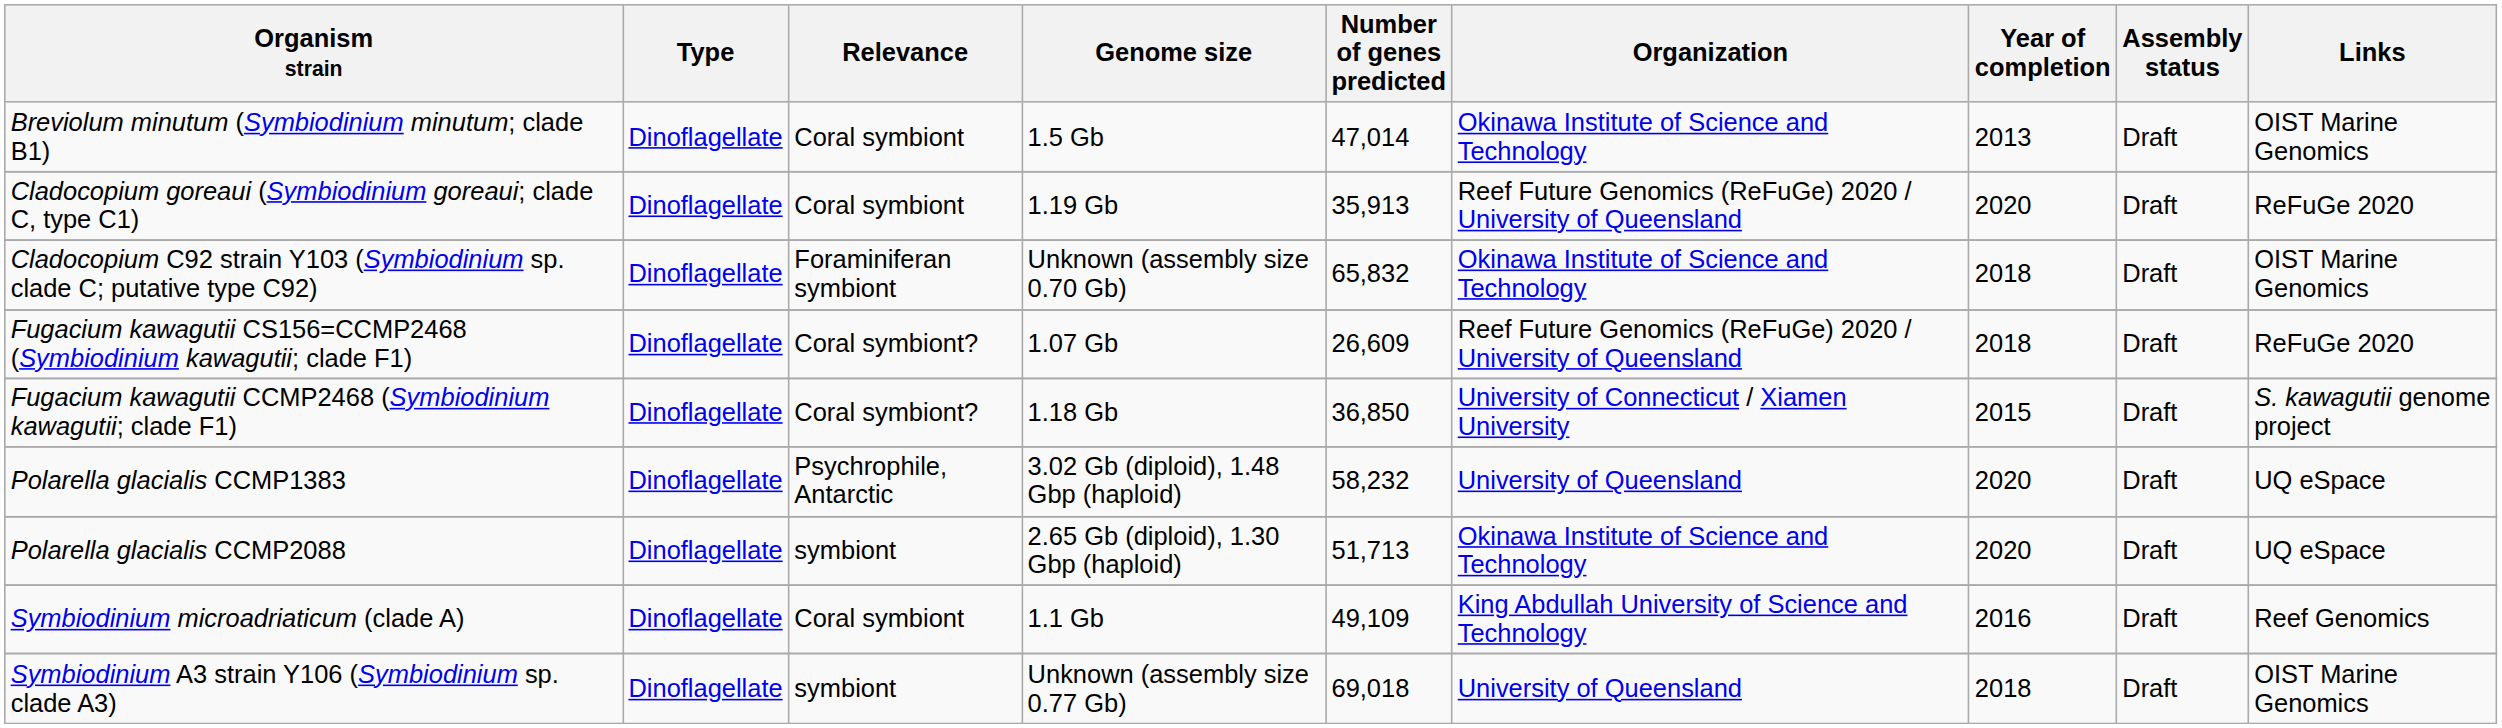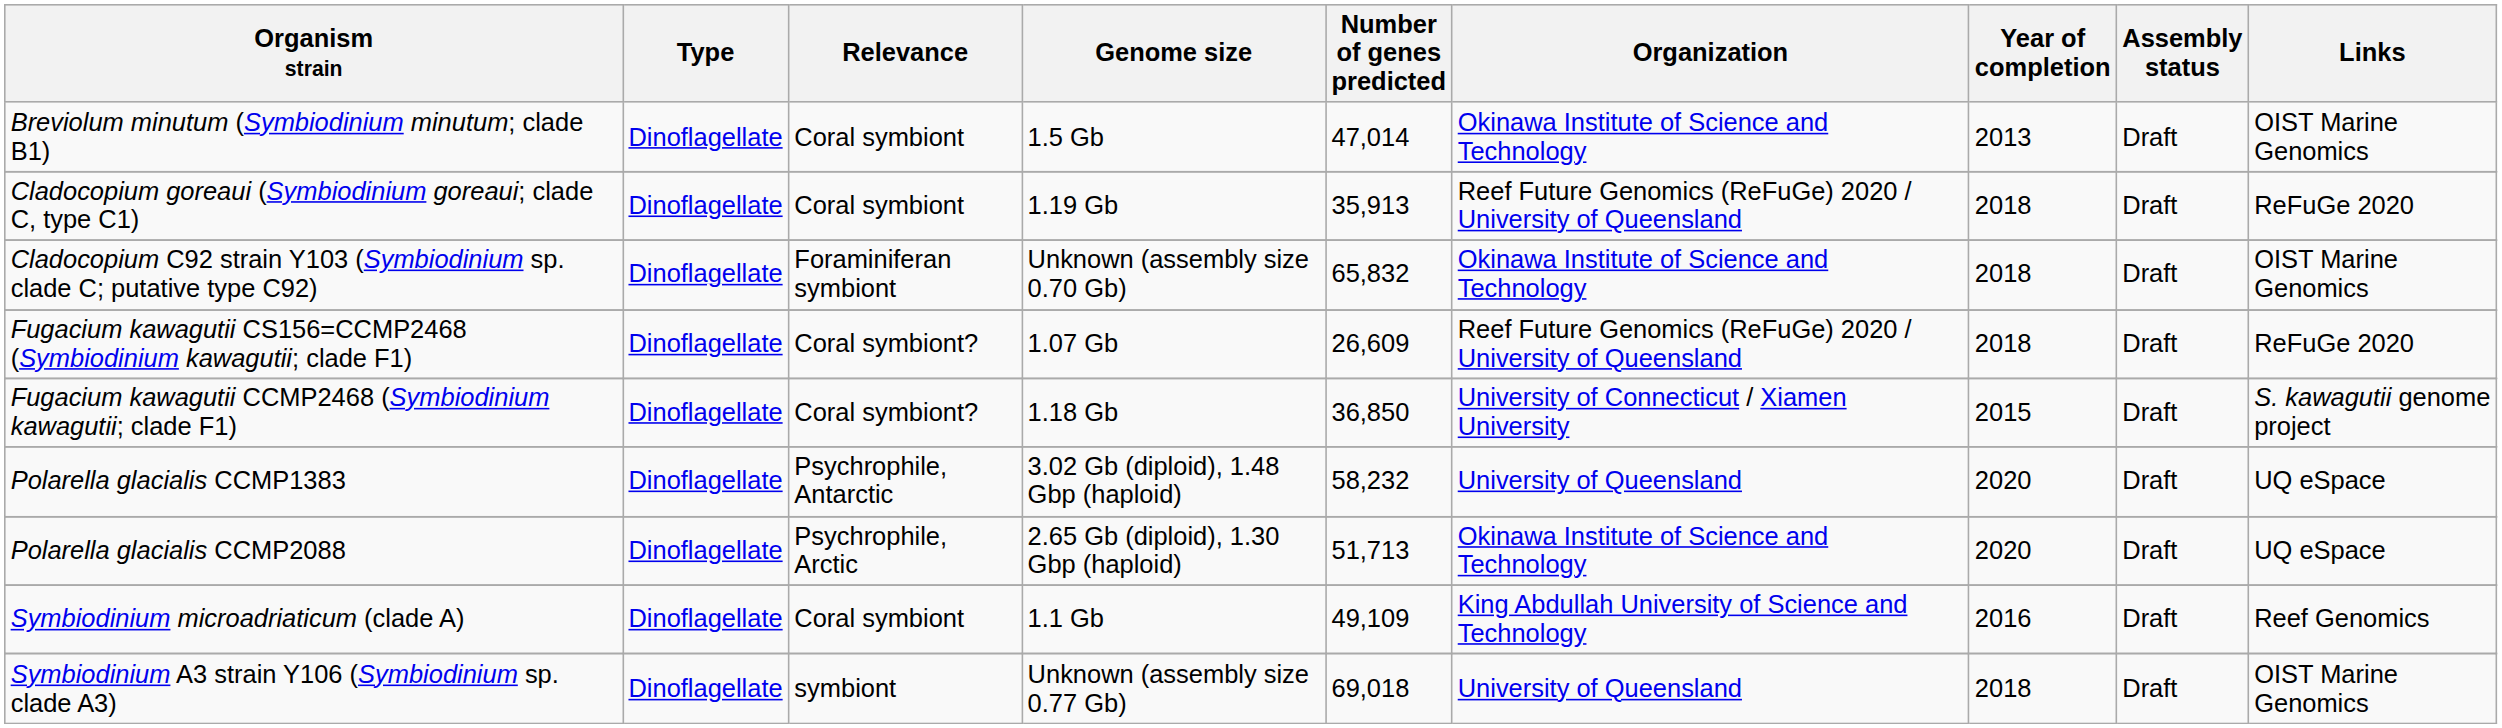(2003, 205) 2020 -> (2003, 205) 2018
(845, 550) symbiont -> (871, 550) Psychrophile, Arctic
